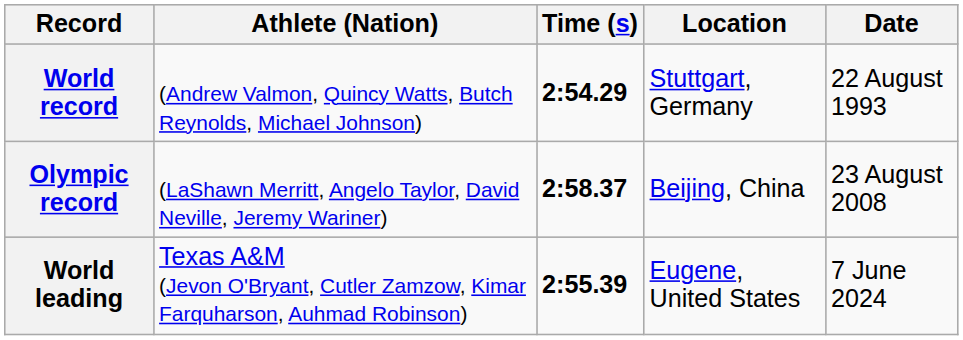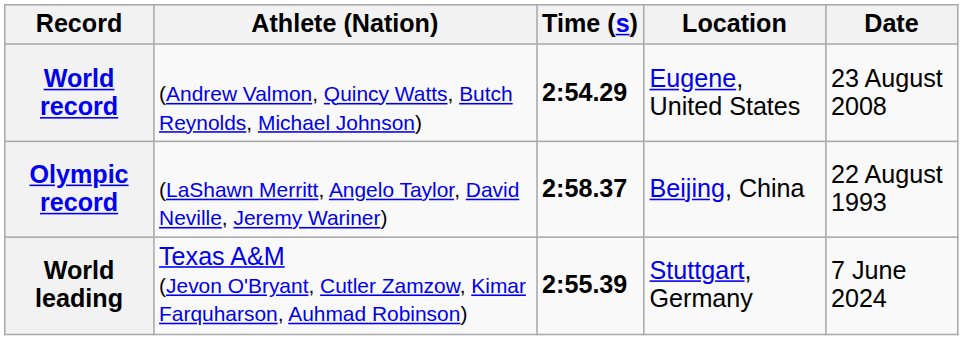(701, 92) Stuttgart, Germany -> (725, 92) Eugene, United States
(887, 92) 22 August 1993 -> (887, 92) 23 August 2008
(887, 188) 23 August 2008 -> (887, 188) 22 August 1993
(725, 285) Eugene, United States -> (701, 285) Stuttgart, Germany
